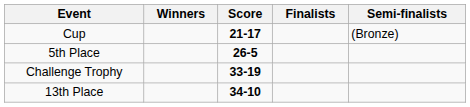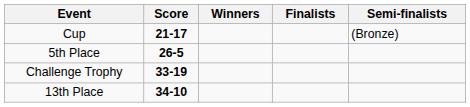columns swapped: (181, 14) <-> (245, 14)
